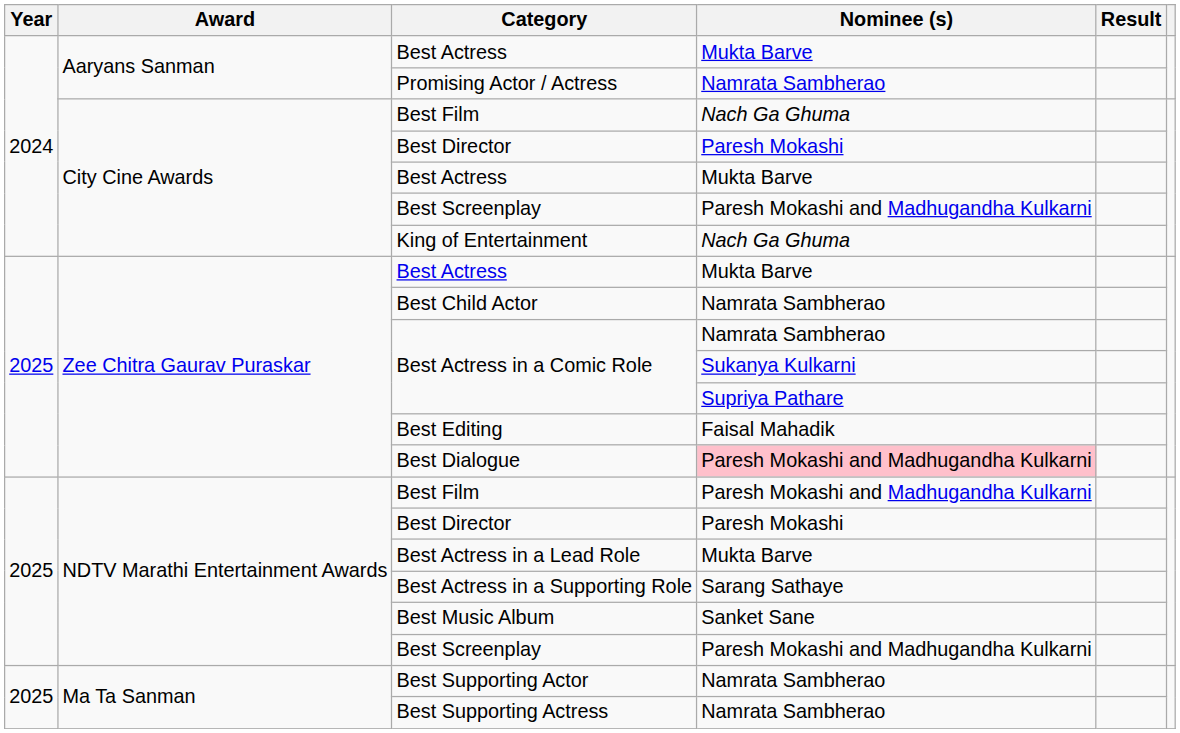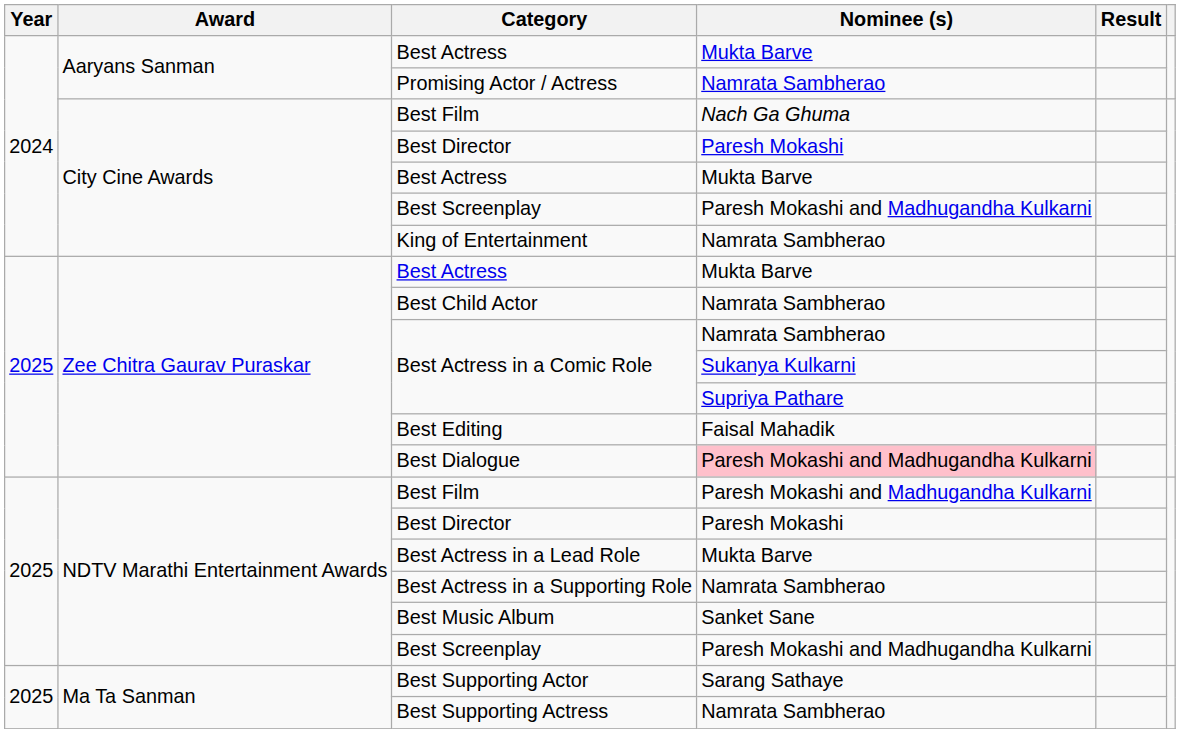(776, 240) Nach Ga Ghuma -> (793, 240) Namrata Sambherao
(772, 586) Sarang Sathaye -> (793, 586) Namrata Sambherao
(793, 680) Namrata Sambherao -> (772, 680) Sarang Sathaye
